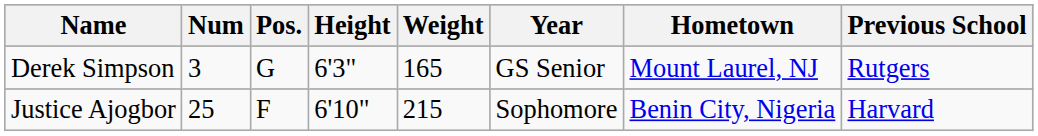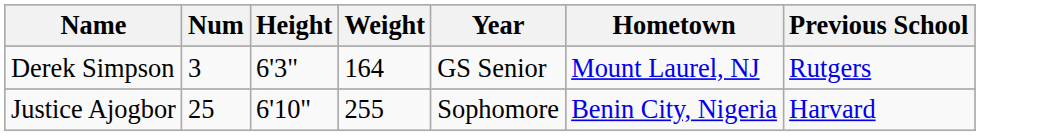- column: (279, 25)
(423, 67) 165 -> (364, 67) 164
(423, 109) 215 -> (364, 109) 255
